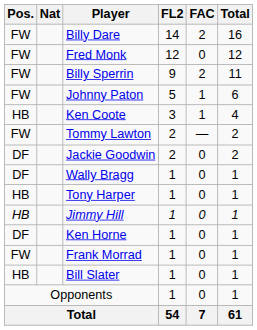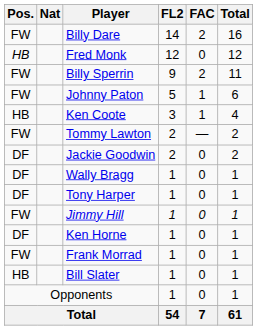(21, 54) FW -> (21, 54) HB
(21, 194) HB -> (21, 194) DF
(21, 214) HB -> (21, 214) FW
